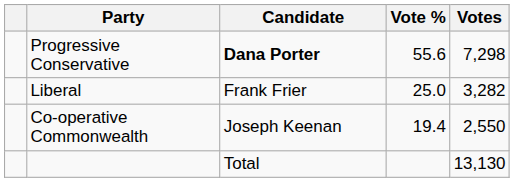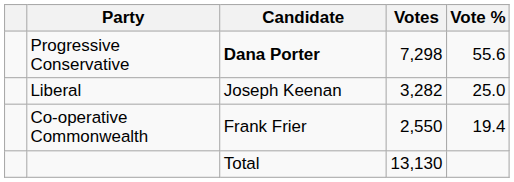columns swapped: (480, 17) <-> (418, 17)
(265, 90) Frank Frier -> (283, 90) Joseph Keenan
(283, 127) Joseph Keenan -> (265, 127) Frank Frier
